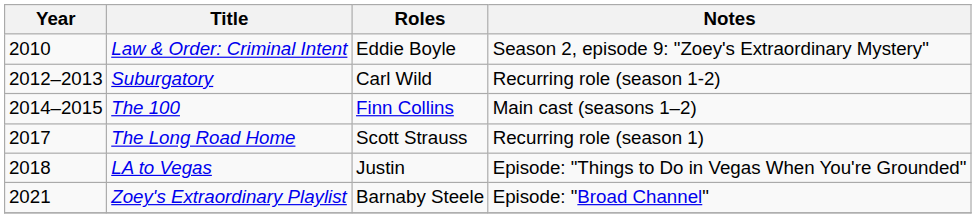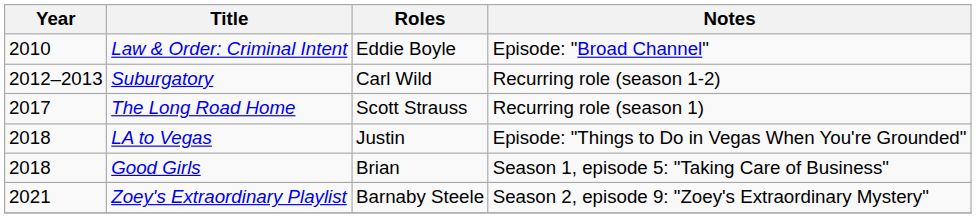(711, 49) Season 2, episode 9: "Zoey's Extraordinary Mystery" -> (601, 49) Episode: "Broad Channel"
- row: (146, 108)
+ row: (156, 167)
(601, 197) Episode: "Broad Channel" -> (711, 197) Season 2, episode 9: "Zoey's Extraordinary Mystery"
